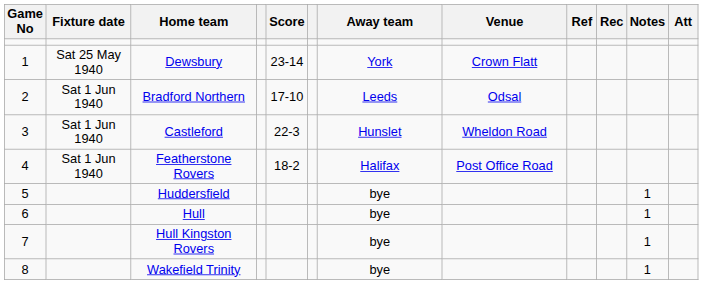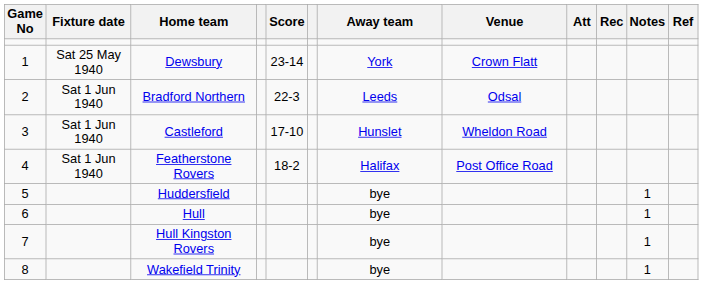columns swapped: (683, 21) <-> (582, 21)
(287, 97) 17-10 -> (287, 97) 22-3
(287, 131) 22-3 -> (287, 131) 17-10
